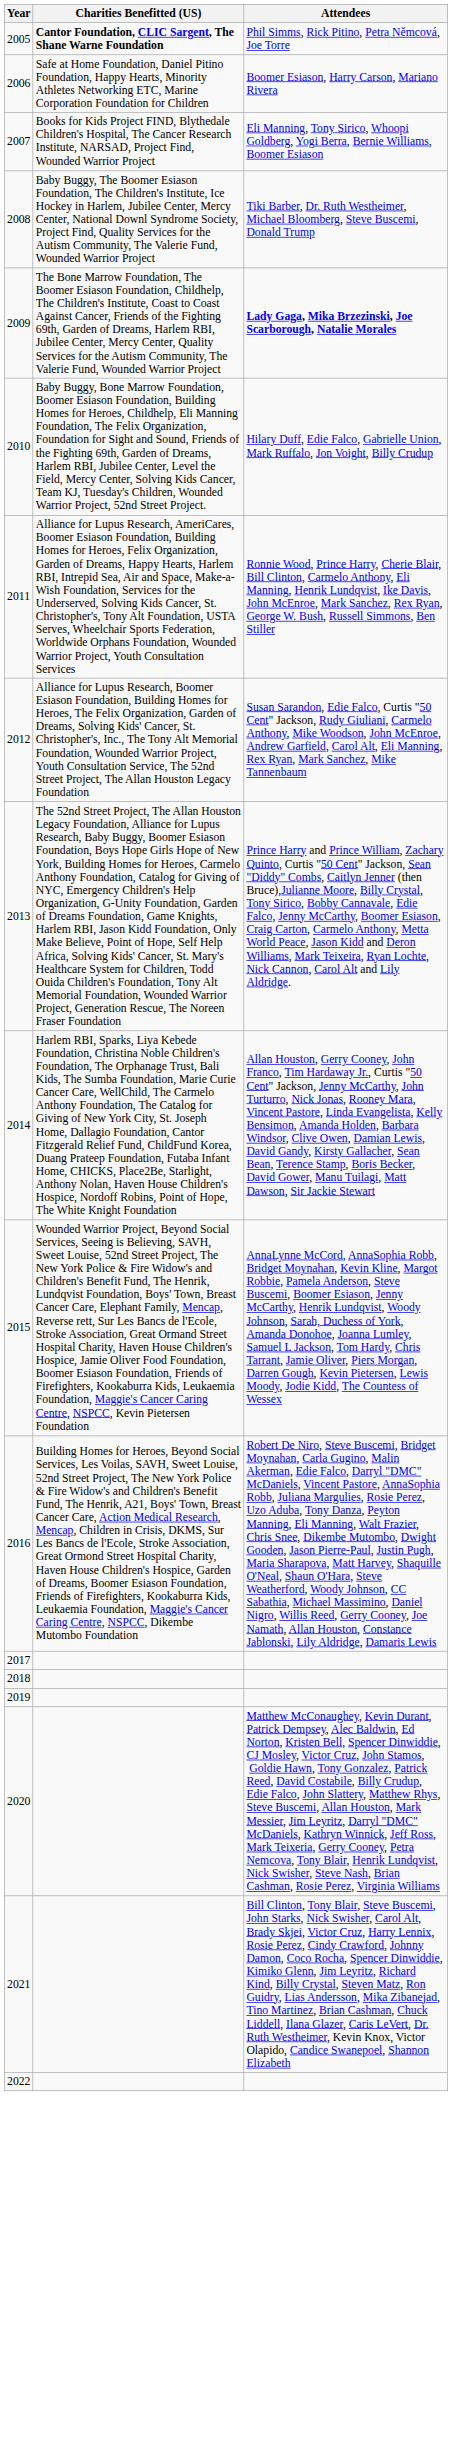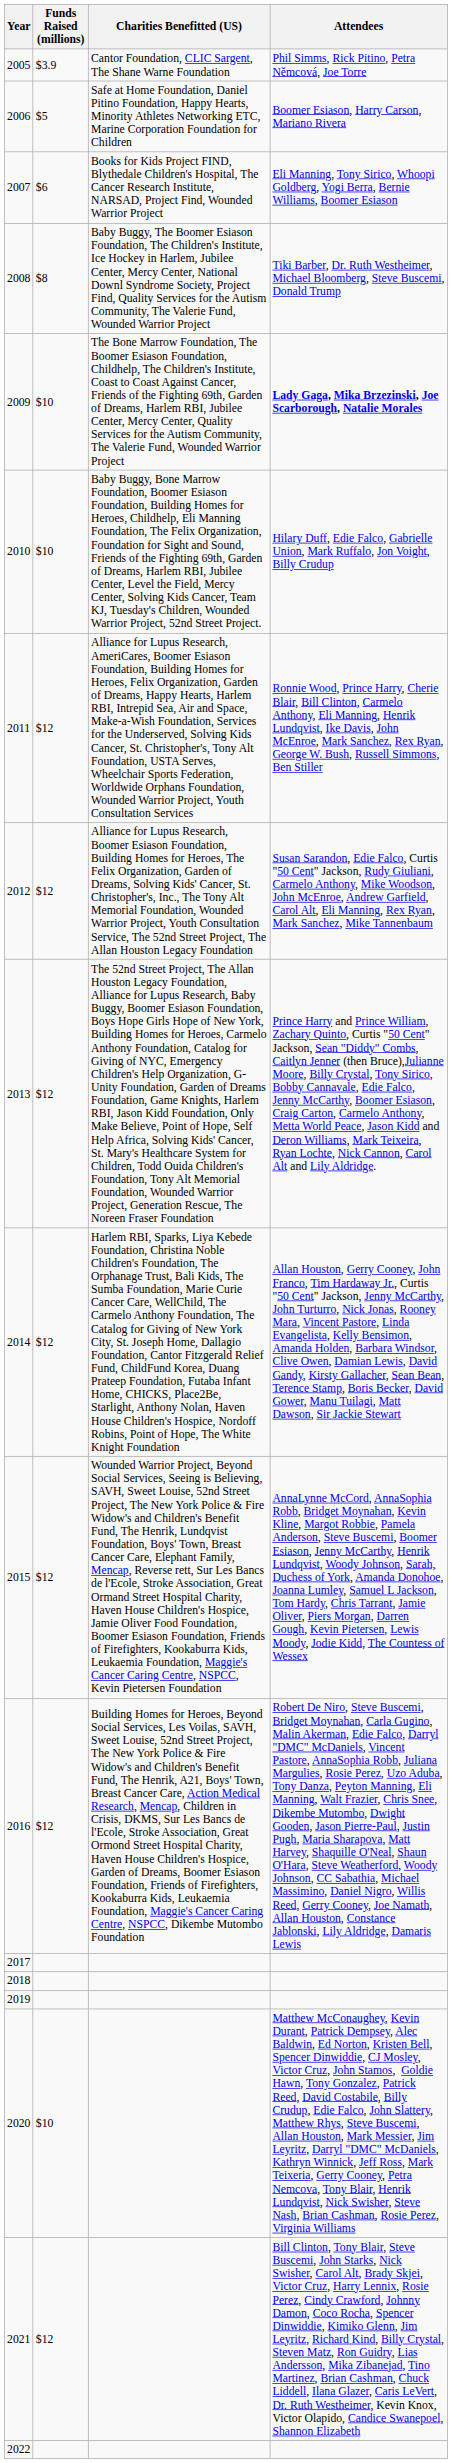+ column: (61, 26)
(135, 38) bold -> (172, 65) normal
